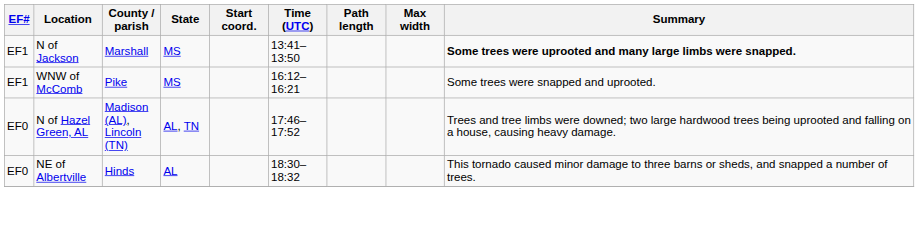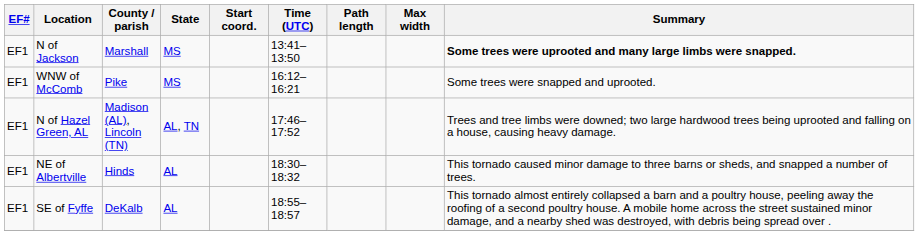(18, 126) EF0 -> (18, 126) EF1
(18, 170) EF0 -> (18, 170) EF1
+ row: (65, 208)
